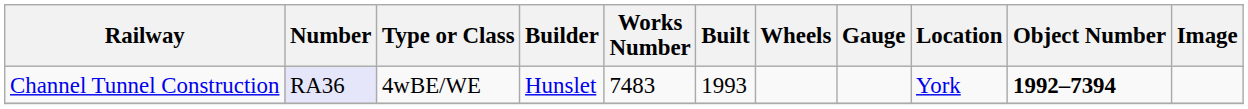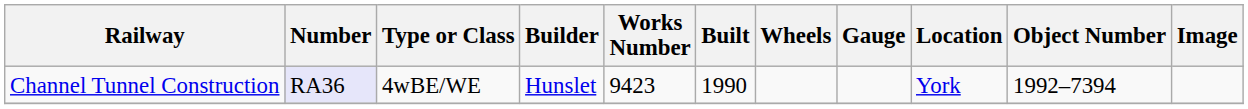(632, 84) 7483 -> (632, 84) 9423
(724, 84) 1993 -> (724, 84) 1990
(1064, 84) bold -> (1064, 84) normal
